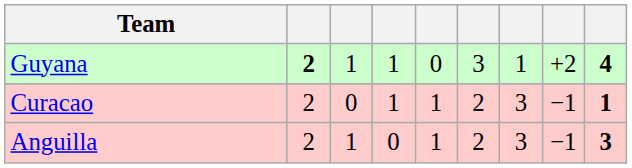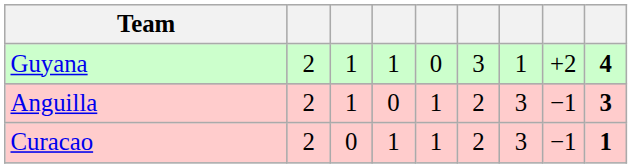(309, 63) bold -> (309, 63) normal
rows swapped: (54, 142) <-> (52, 102)
